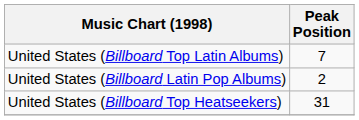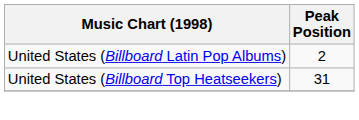- row: (146, 56)
